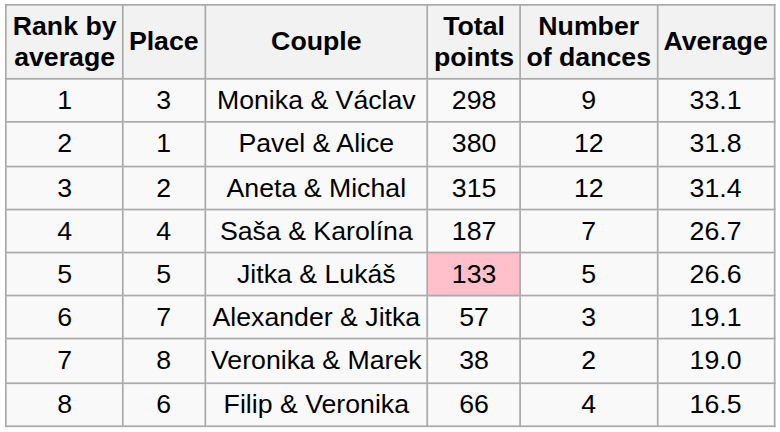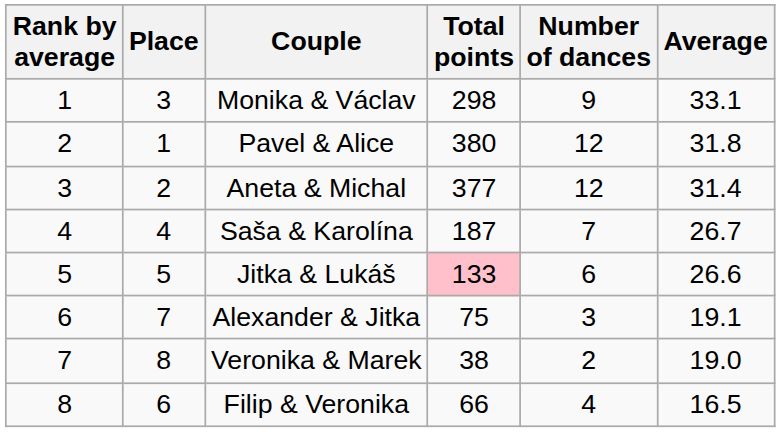(474, 187) 315 -> (474, 187) 377
(589, 273) 5 -> (589, 273) 6
(474, 317) 57 -> (474, 317) 75
